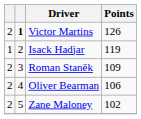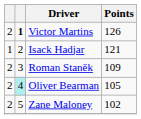(112, 49) 119 -> (113, 49) 121
(20, 85) no background -> (20, 85) paleturquoise background
(113, 85) 106 -> (113, 85) 105
